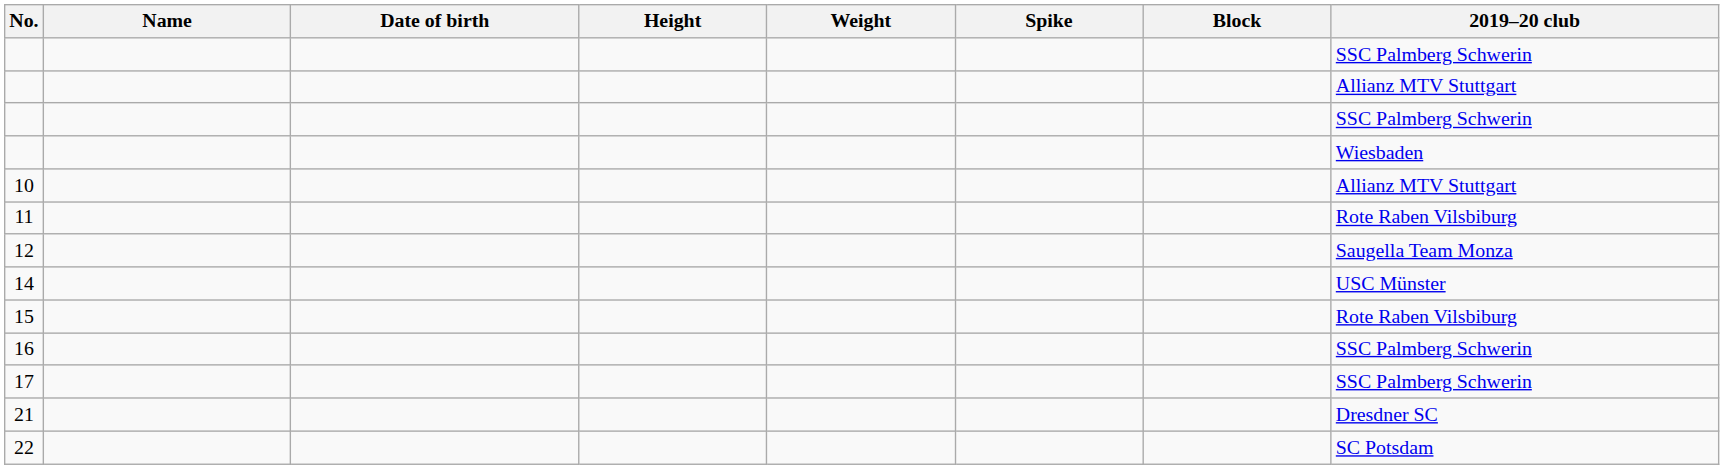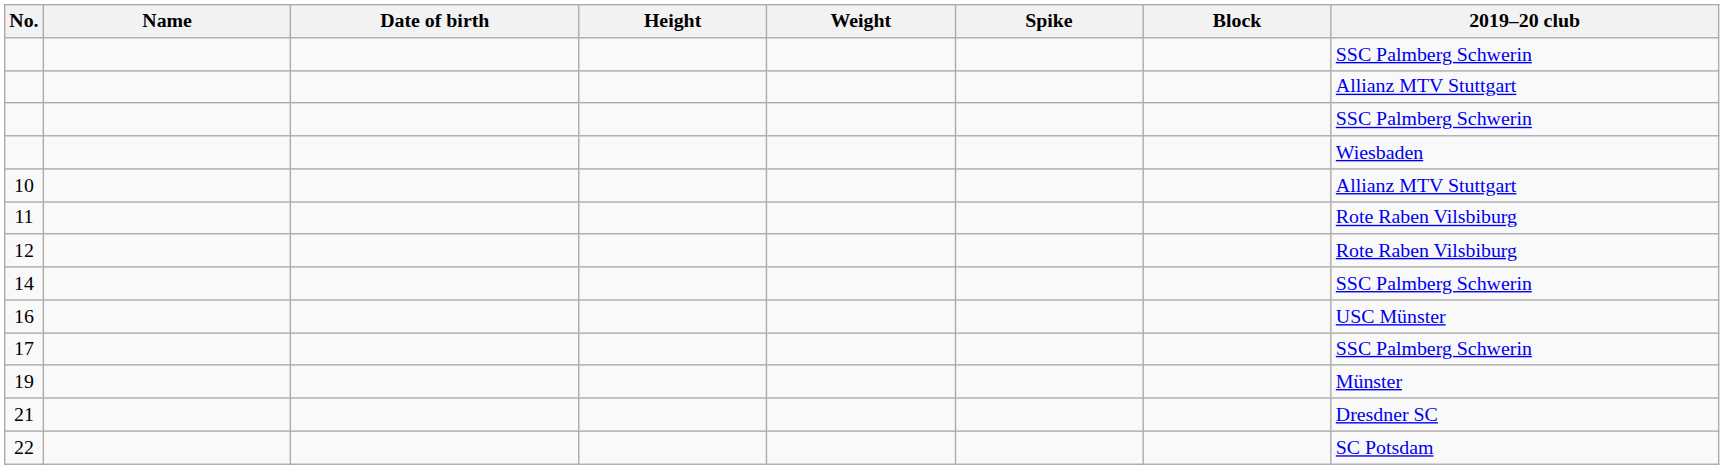(1424, 250) Saugella Team Monza -> (1426, 250) Rote Raben Vilsbiburg
(1391, 283) USC Münster -> (1434, 283) SSC Palmberg Schwerin
- row: (24, 316)
(1434, 349) SSC Palmberg Schwerin -> (1391, 316) USC Münster
+ row: (24, 381)
